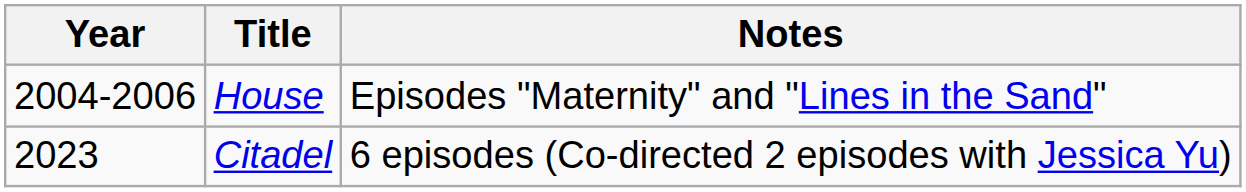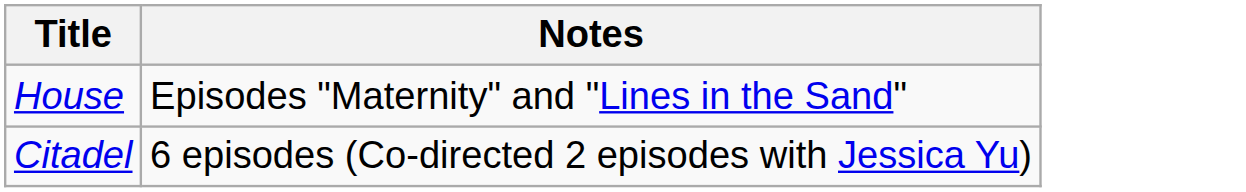- column: (105, 34)
